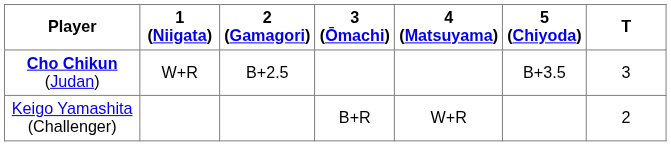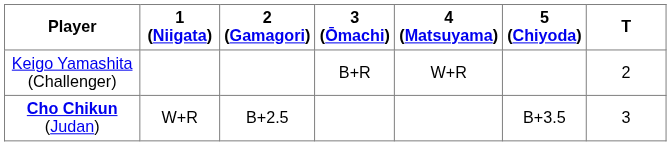rows swapped: (72, 72) <-> (72, 118)
